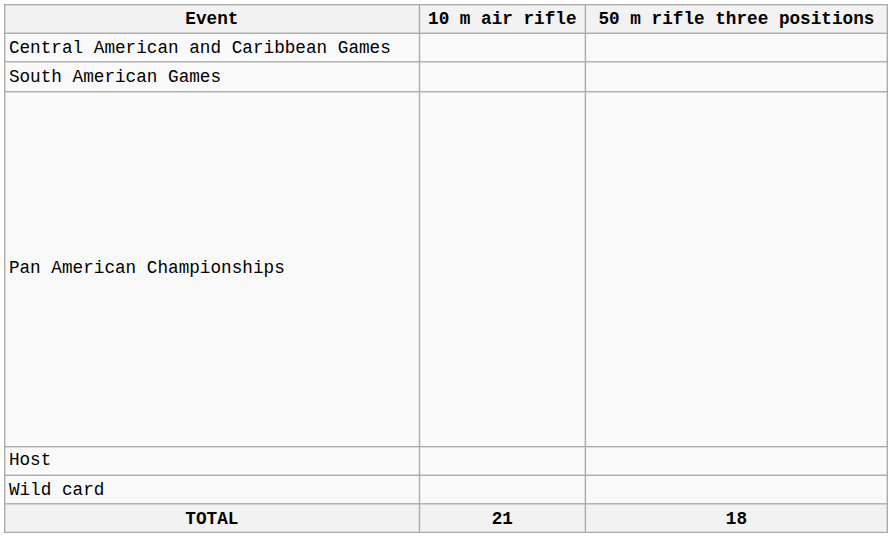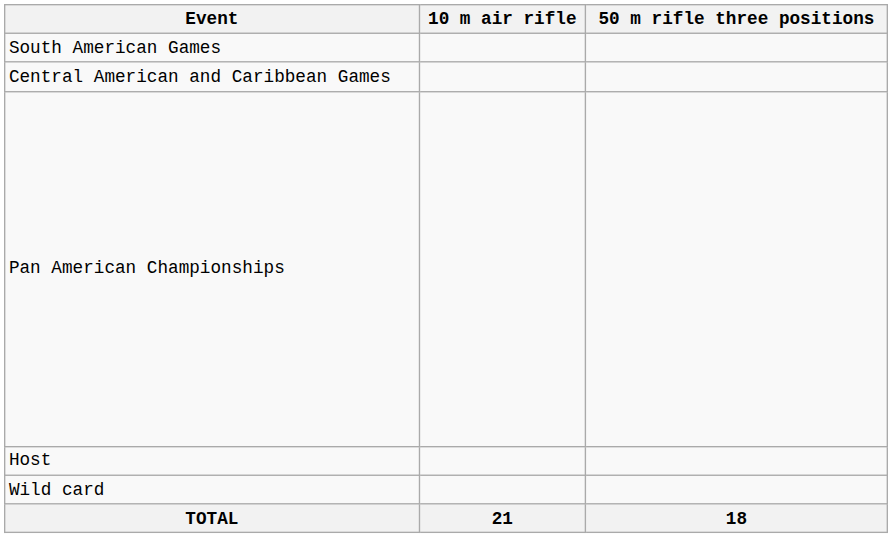rows swapped: (115, 77) <-> (200, 48)
